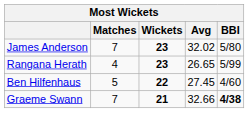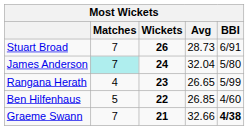+ row: (37, 47)
(115, 47) no background -> (115, 64) paleturquoise background
(162, 47) 23 -> (162, 64) 24
(201, 47) 32.02 -> (201, 64) 32.04
(201, 82) 27.45 -> (201, 99) 26.85
